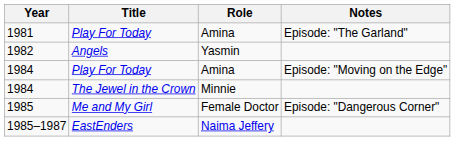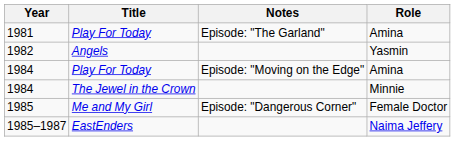columns swapped: (240, 13) <-> (366, 13)
